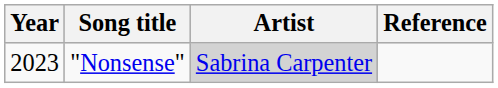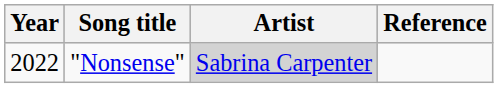(35, 62) 2023 -> (35, 62) 2022
